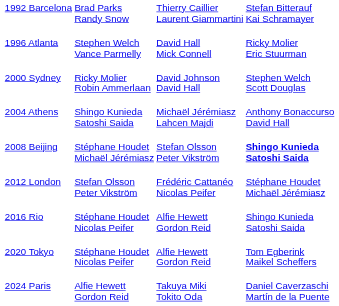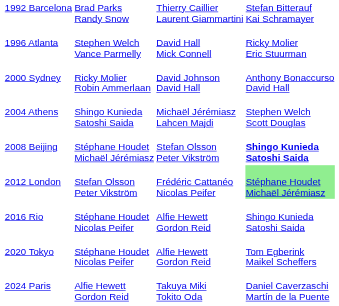(278, 83) Stephen Welch Scott Douglas -> (290, 83) Anthony Bonaccurso David Hall
(290, 118) Anthony Bonaccurso David Hall -> (278, 118) Stephen Welch Scott Douglas
(285, 187) no background -> (285, 187) lightgreen background
